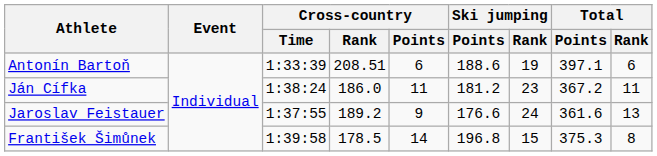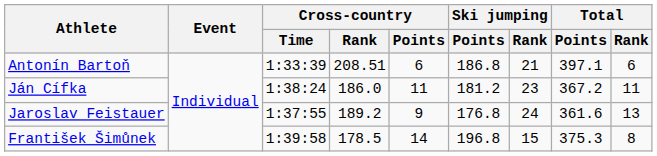(479, 65) 188.6 -> (479, 65) 186.8
(530, 65) 19 -> (530, 65) 21
(479, 114) 176.6 -> (479, 114) 176.8
